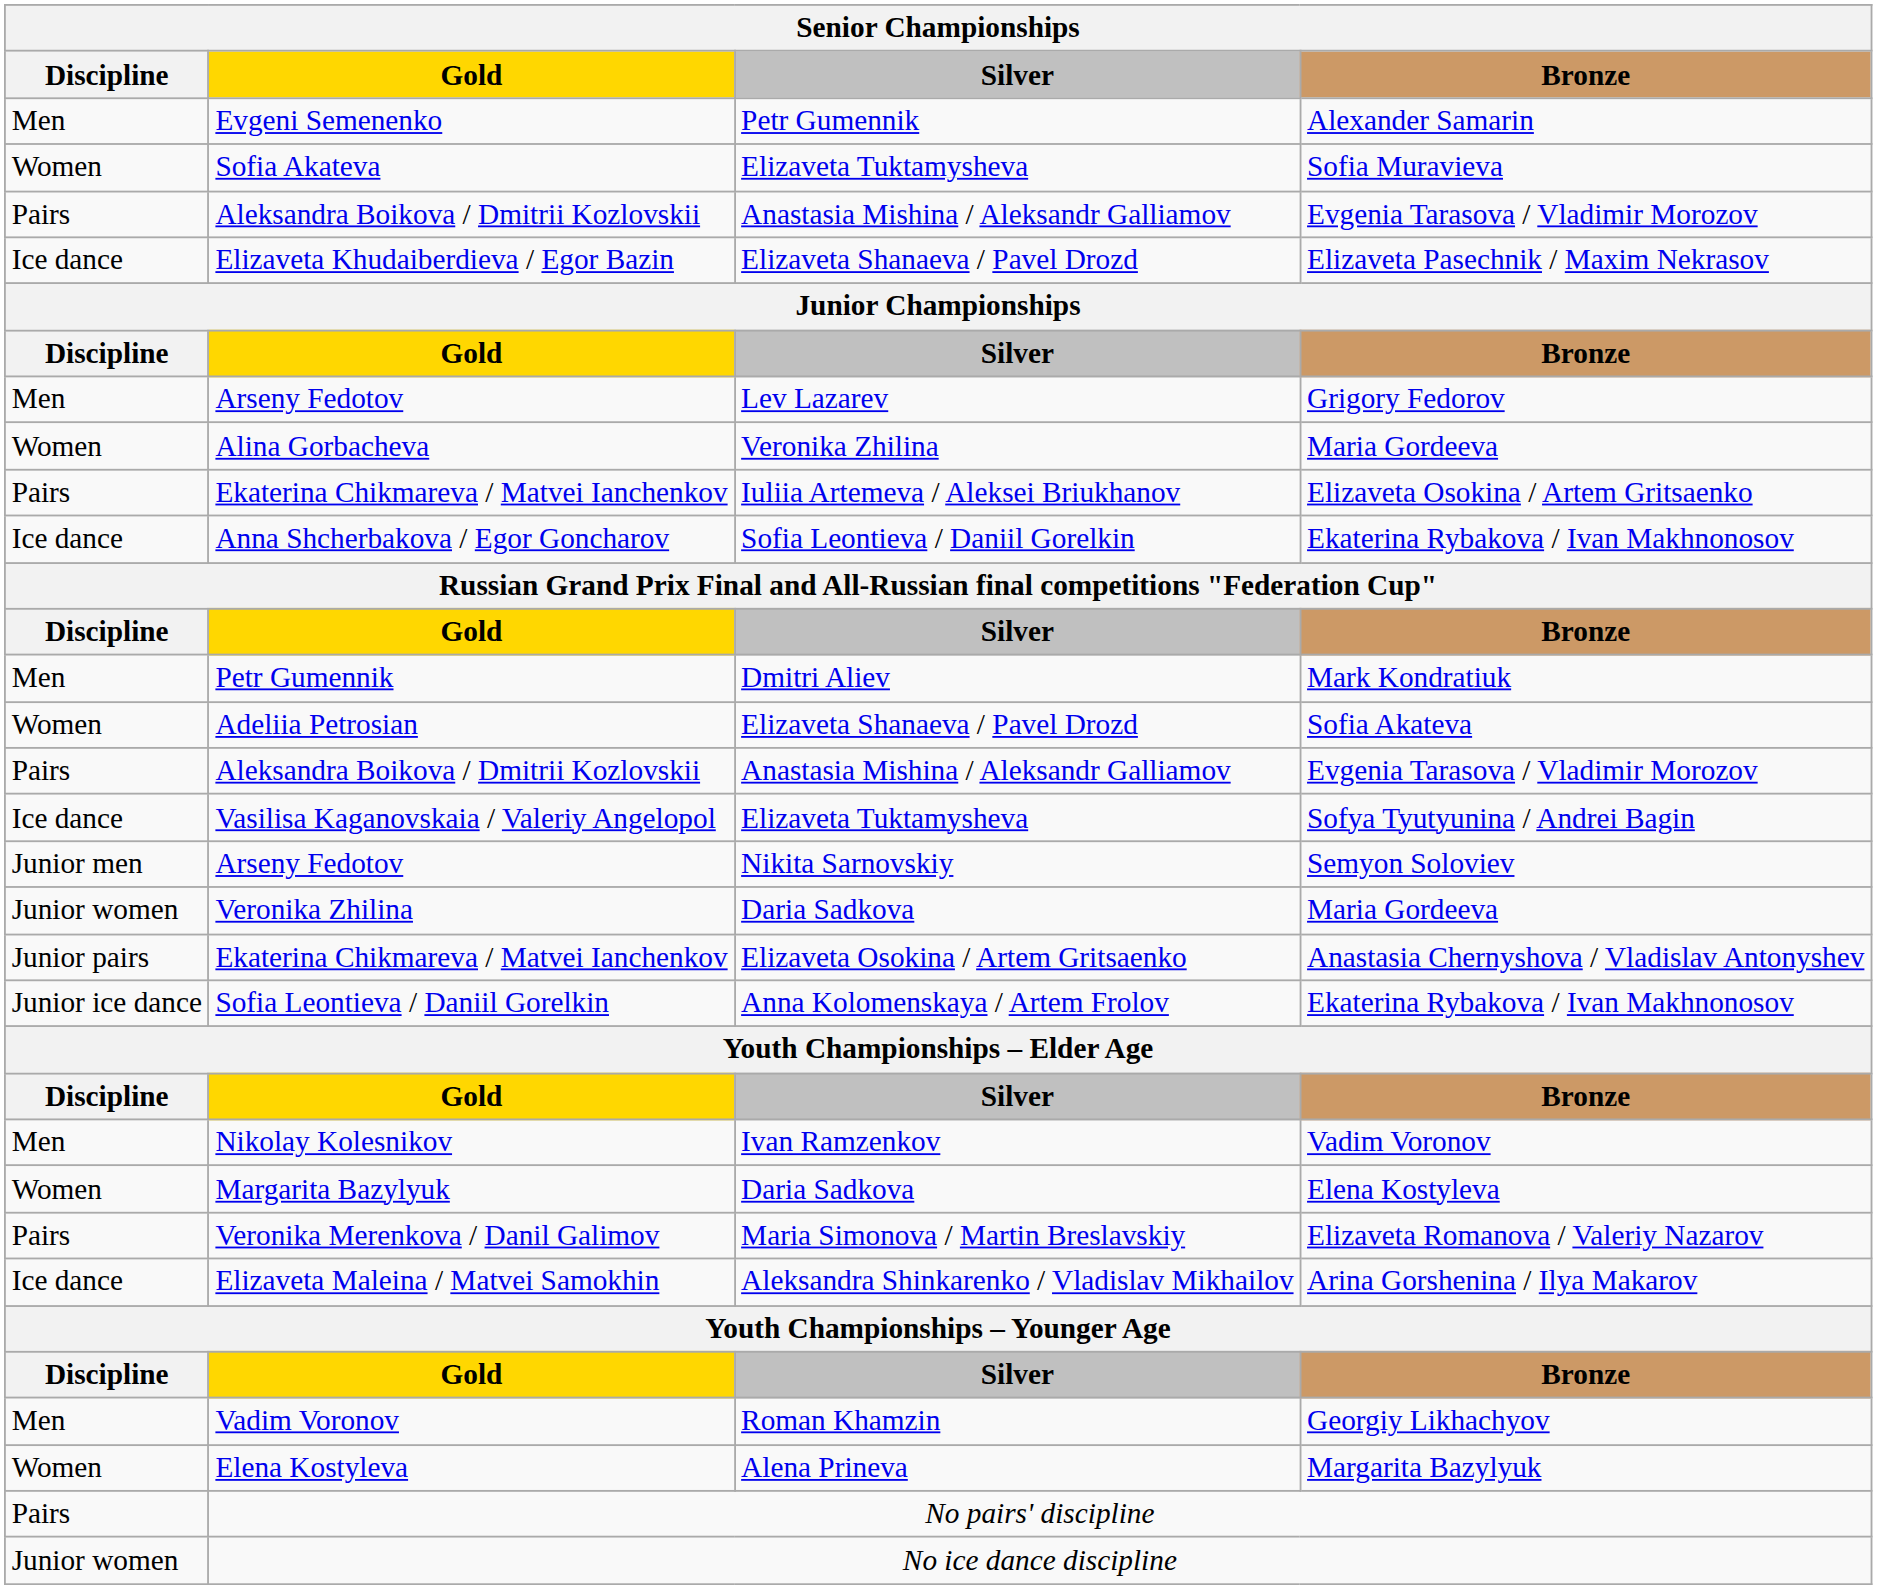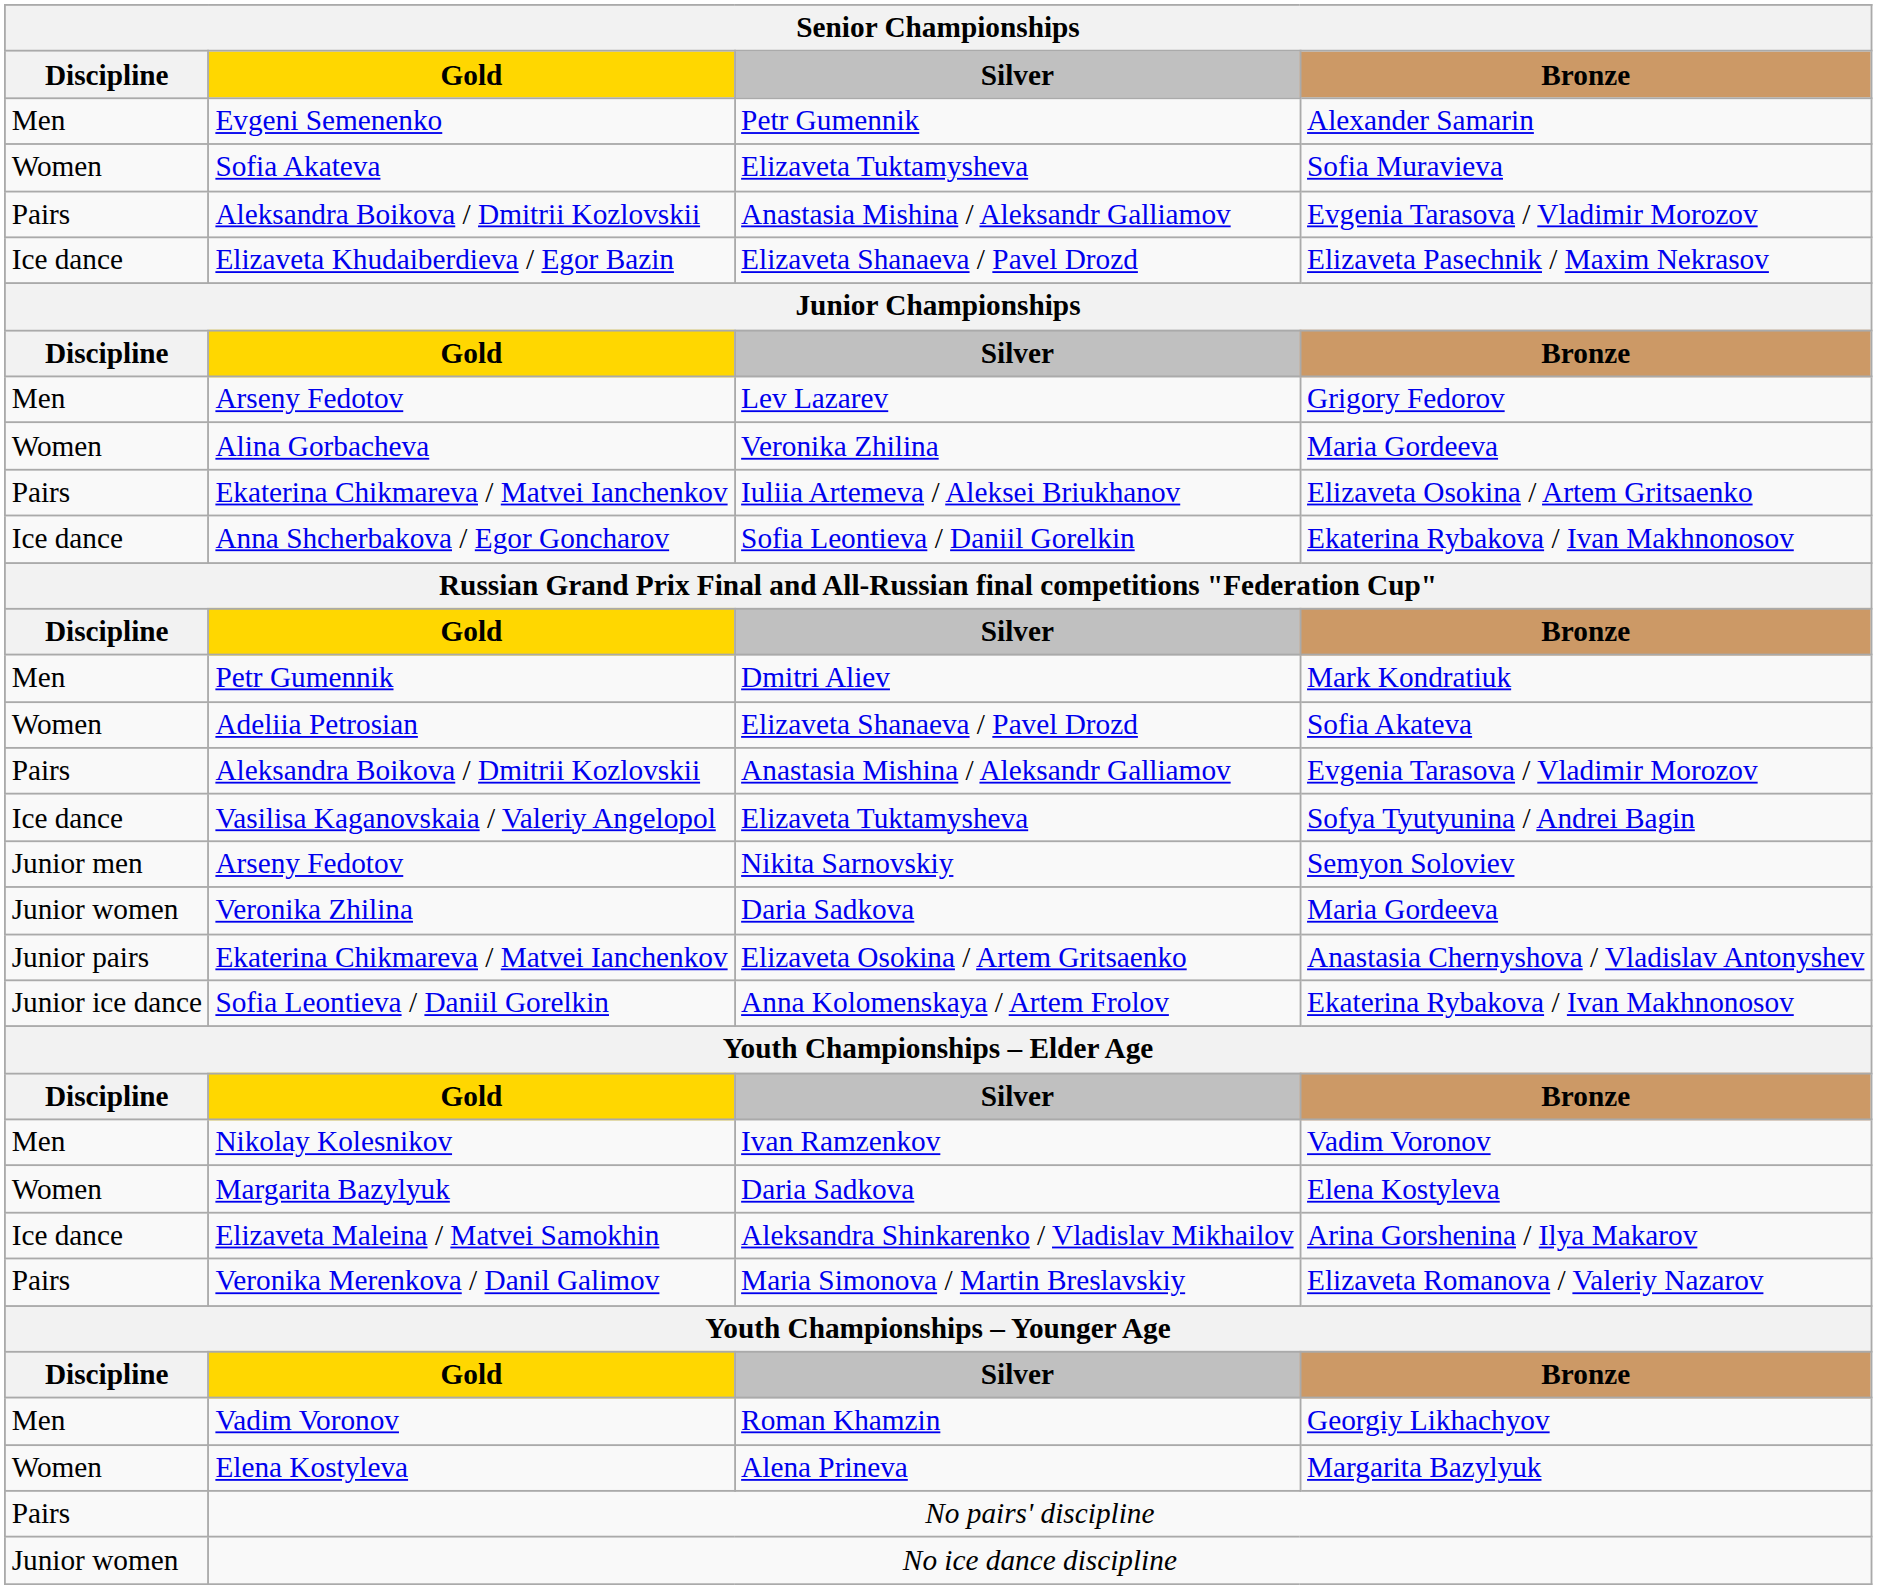rows swapped: (437, 1235) <-> (437, 1281)
